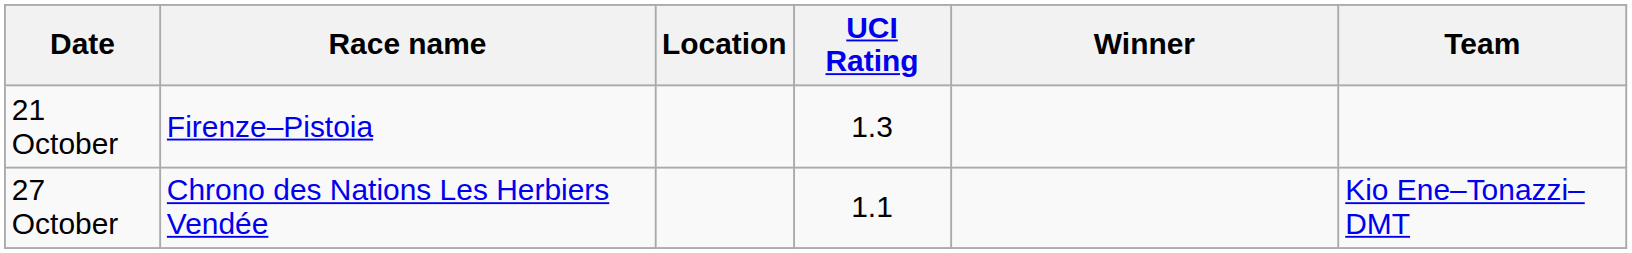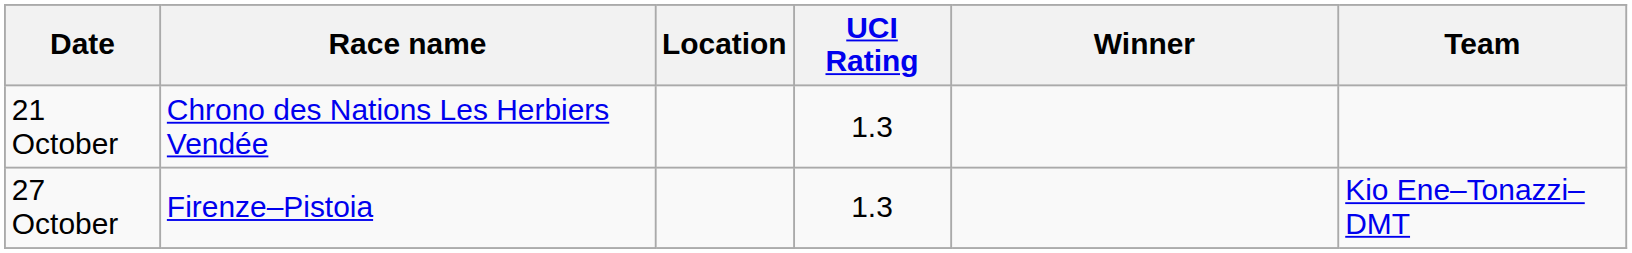(270, 126) Firenze–Pistoia -> (388, 126) Chrono des Nations Les Herbiers Vendée
(388, 207) Chrono des Nations Les Herbiers Vendée -> (270, 207) Firenze–Pistoia
(872, 207) 1.1 -> (872, 207) 1.3
